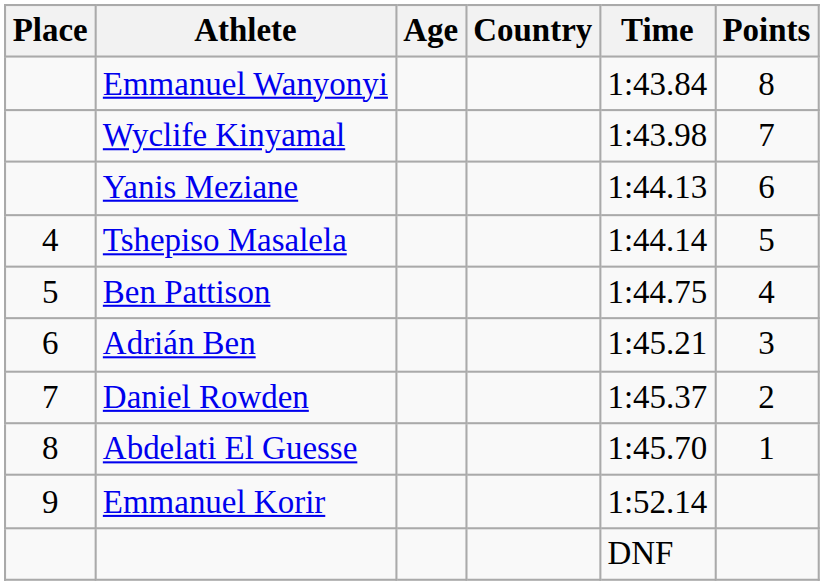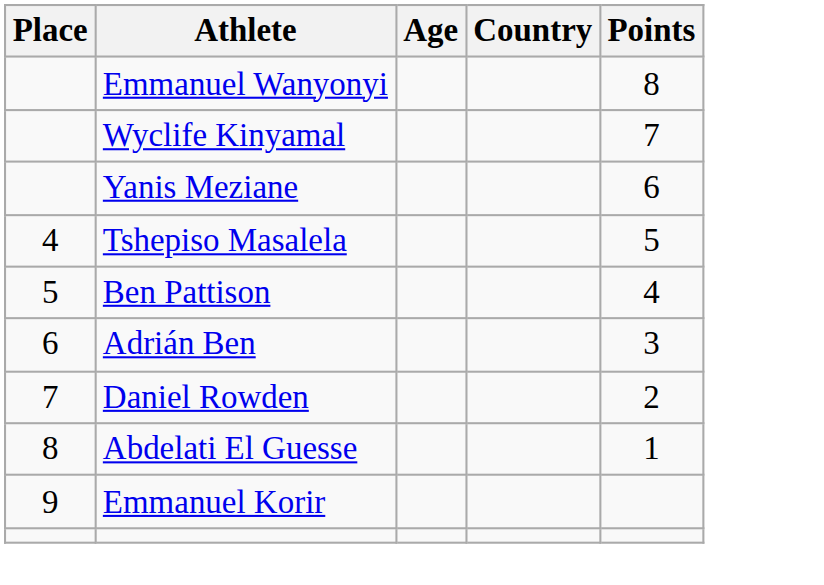- column: (657, 30)
